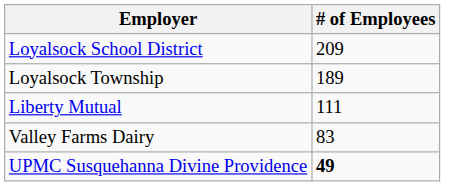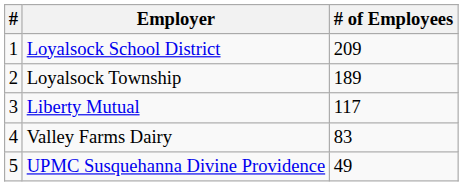+ column: (13, 19)
(329, 107) 111 -> (347, 107) 117
(325, 166) bold -> (343, 166) normal
